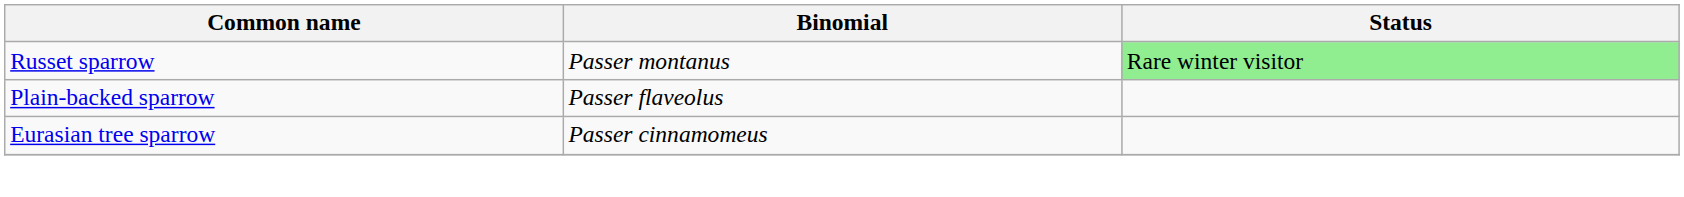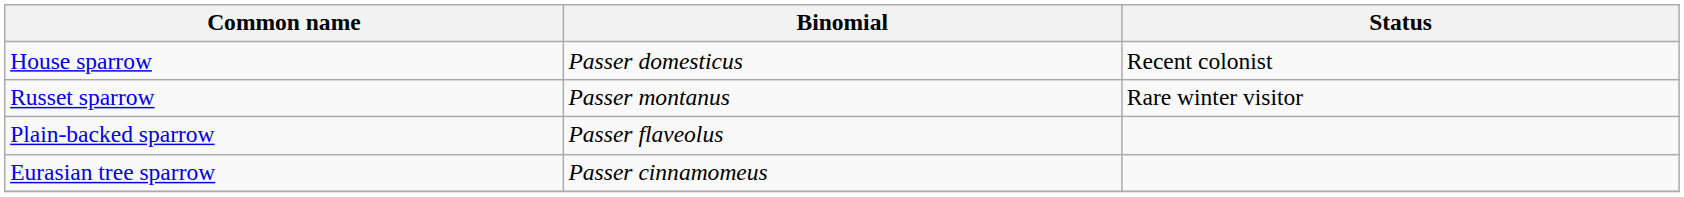+ row: (81, 60)
(1215, 60) lightgreen background -> (1215, 97) no background
